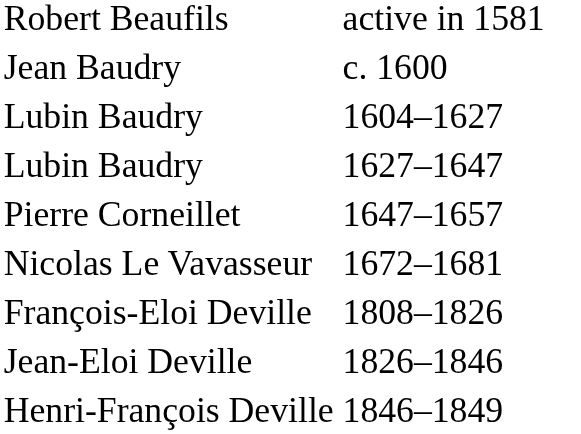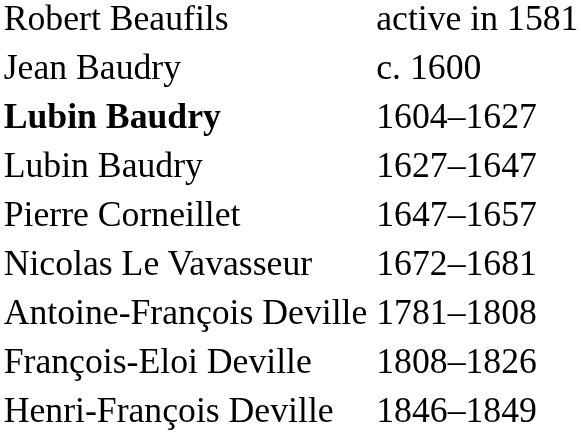(103, 116) normal -> (112, 116) bold
+ row: (457, 312)
- row: (423, 361)
